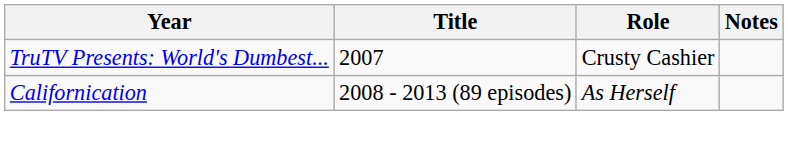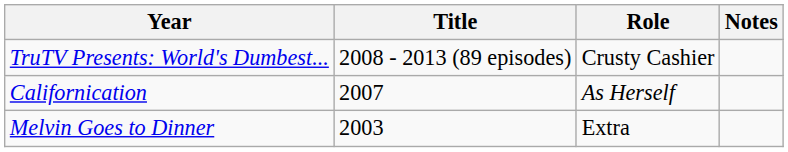(361, 57) 2007 -> (455, 57) 2008 - 2013 (89 episodes)
(455, 92) 2008 - 2013 (89 episodes) -> (361, 92) 2007
+ row: (112, 127)
